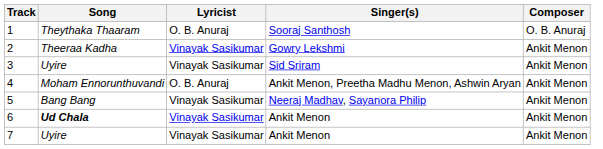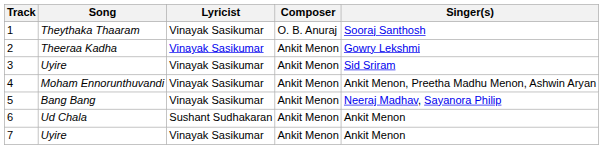columns swapped: (557, 13) <-> (395, 13)
(199, 30) O. B. Anuraj -> (216, 30) Vinayak Sasikumar
(199, 83) O. B. Anuraj -> (216, 83) Vinayak Sasikumar
(65, 118) bold -> (64, 118) normal
(216, 118) Vinayak Sasikumar -> (221, 118) Sushant Sudhakaran
